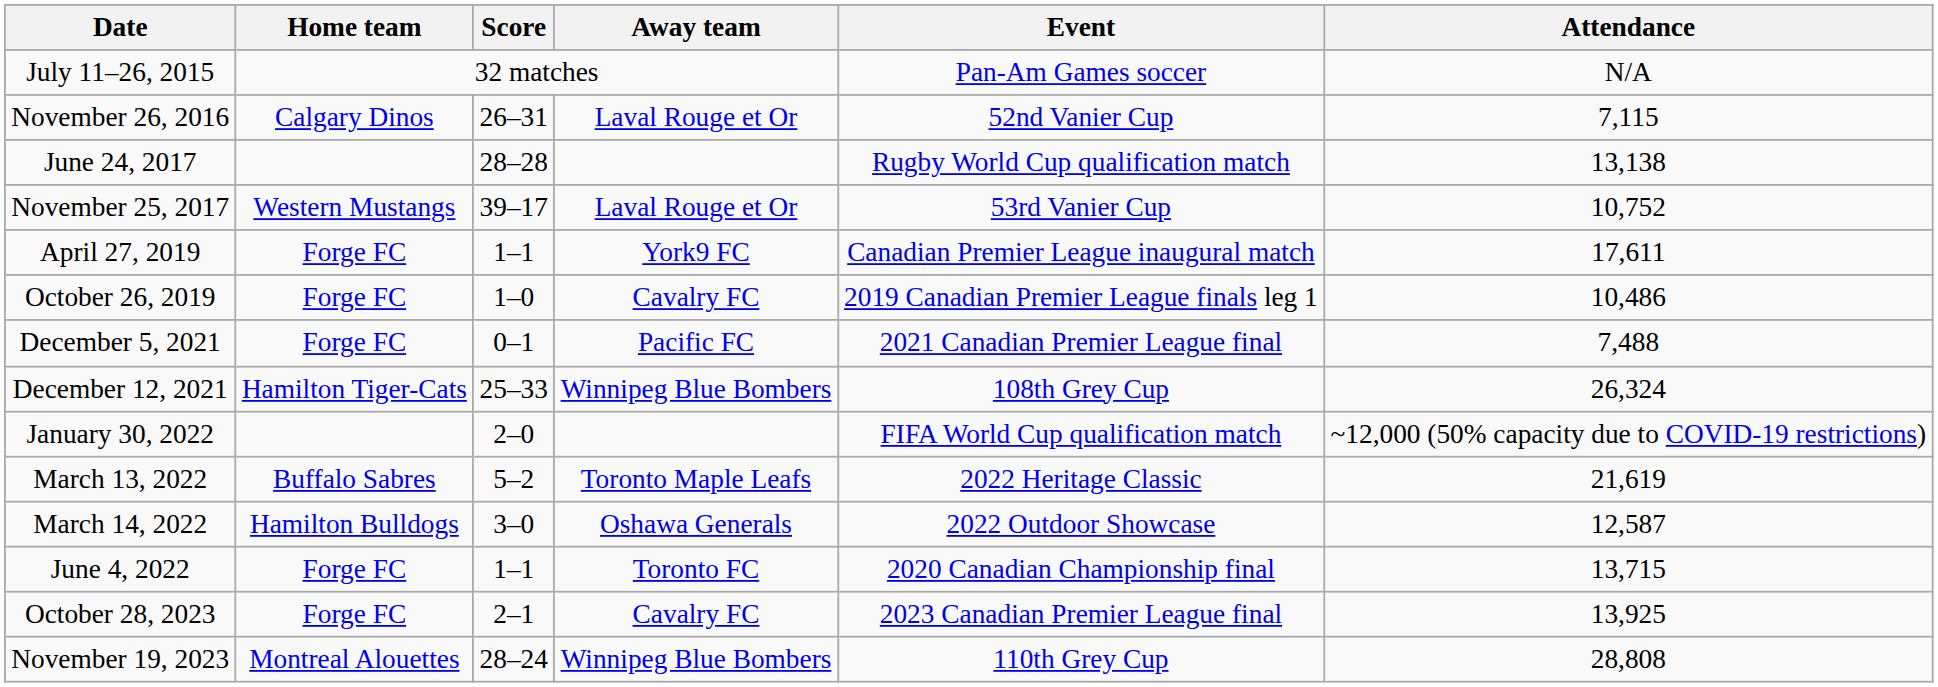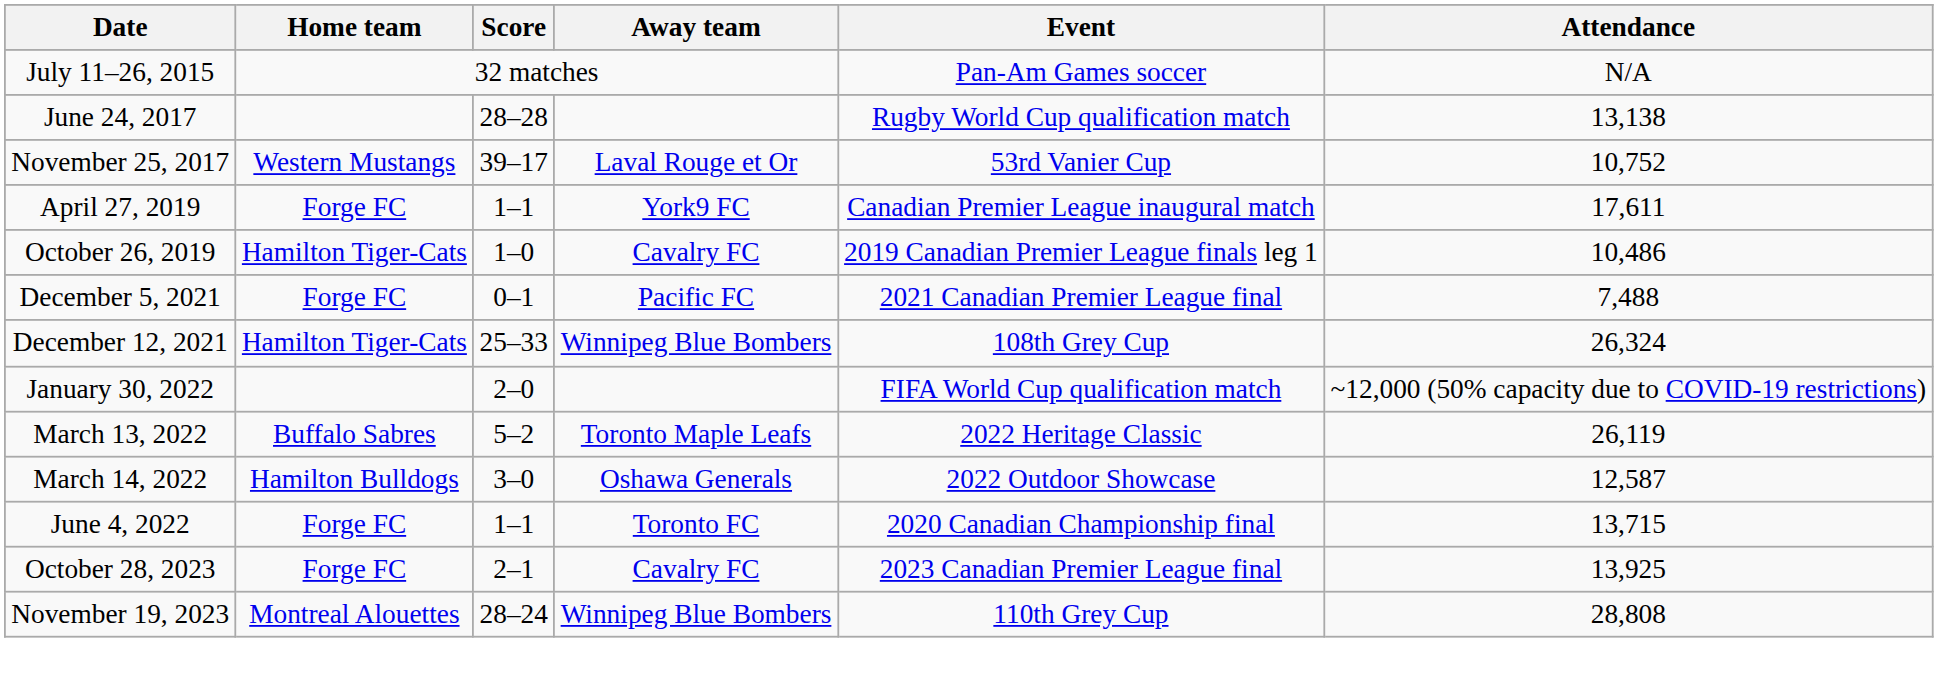- row: (120, 117)
(354, 297) Forge FC -> (354, 252) Hamilton Tiger-Cats
(1628, 478) 21,619 -> (1628, 433) 26,119
